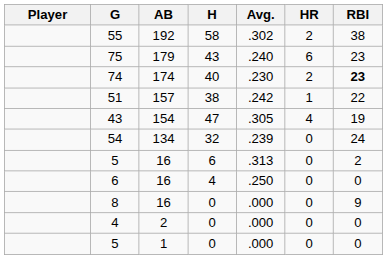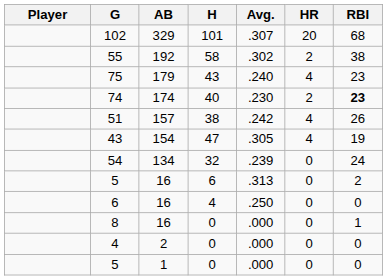+ row: (115, 35)
(309, 56) 6 -> (309, 77) 4
(309, 98) 1 -> (309, 118) 4
(358, 98) 22 -> (358, 118) 26
(358, 202) 9 -> (358, 222) 1
